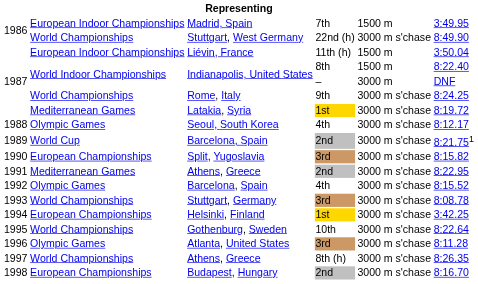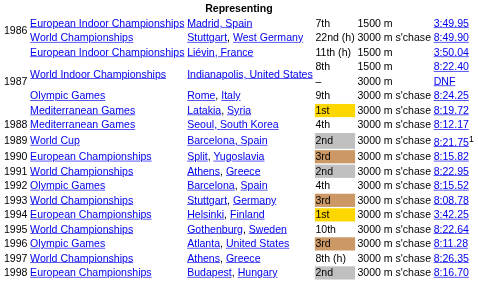(82, 96) World Championships -> (68, 96) Olympic Games
(68, 125) Olympic Games -> (83, 125) Mediterranean Games
(83, 171) Mediterranean Games -> (82, 171) World Championships
